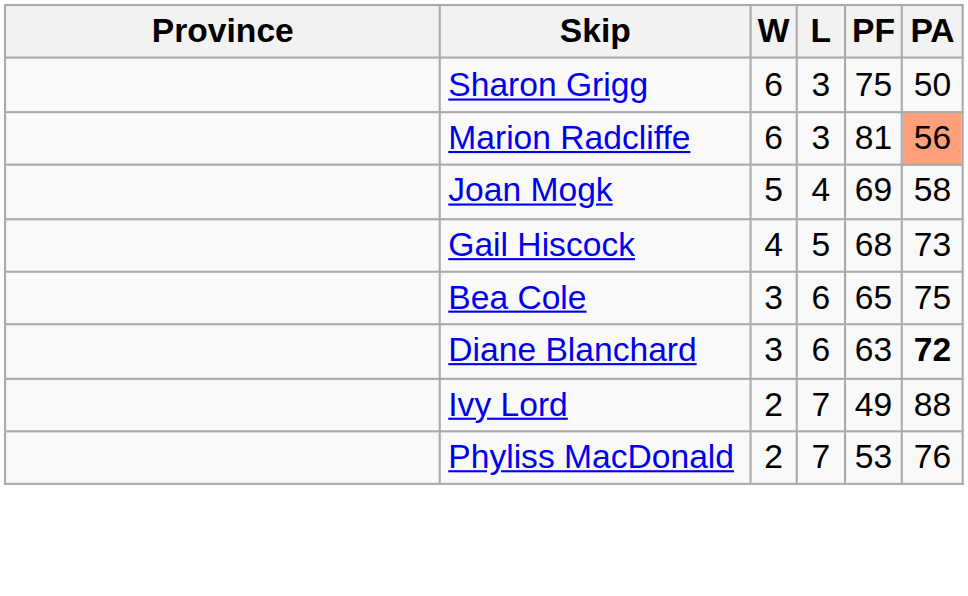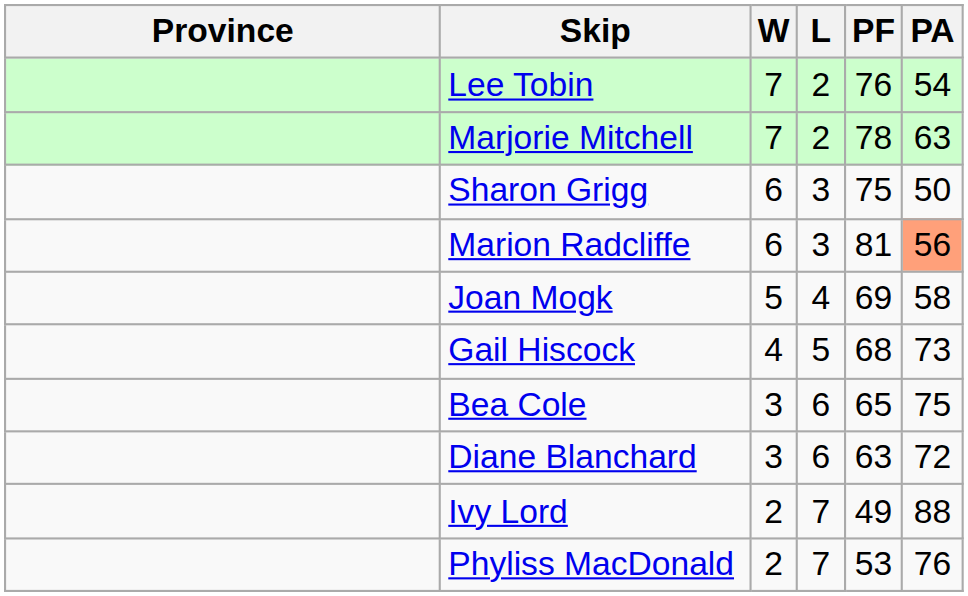+ row: (521, 84)
+ row: (571, 137)
(933, 350) bold -> (933, 457) normal
